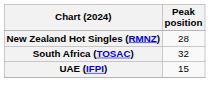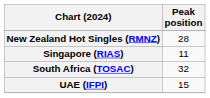+ row: (83, 54)
